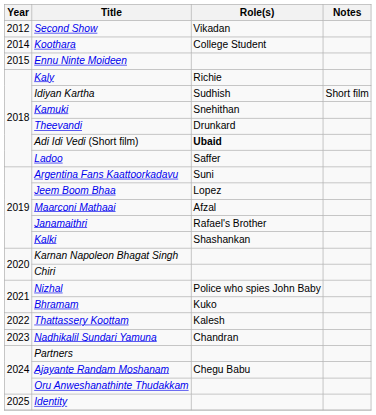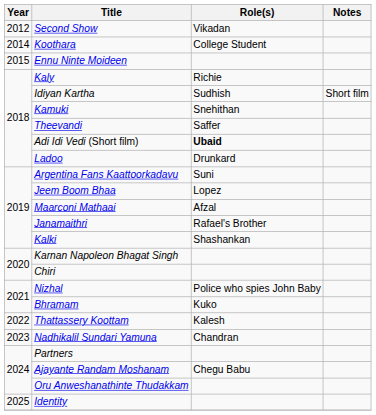(214, 126) Drunkard -> (207, 126) Saffer
(207, 158) Saffer -> (214, 158) Drunkard
